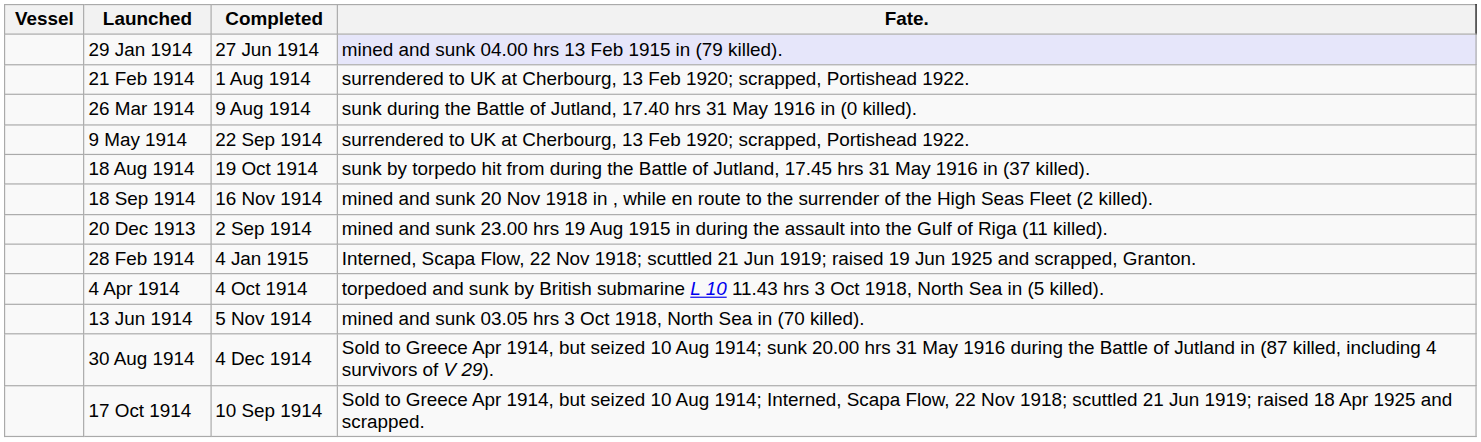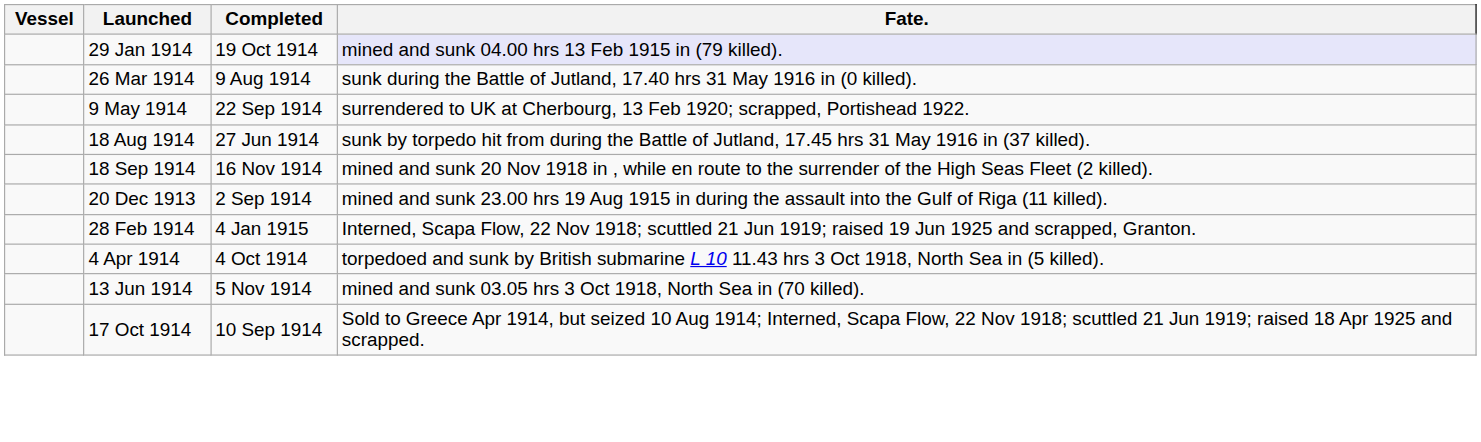(267, 49) 27 Jun 1914 -> (267, 49) 19 Oct 1914
- row: (141, 79)
(267, 169) 19 Oct 1914 -> (267, 139) 27 Jun 1914
- row: (141, 359)
